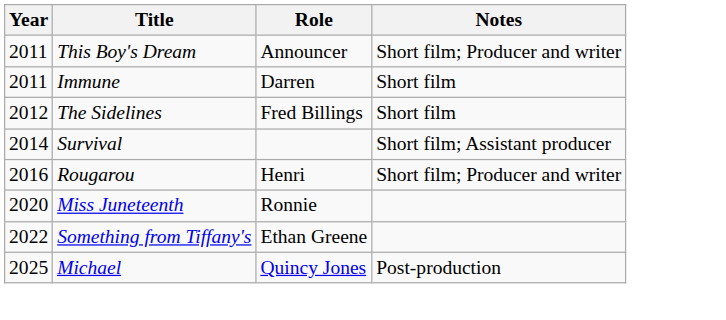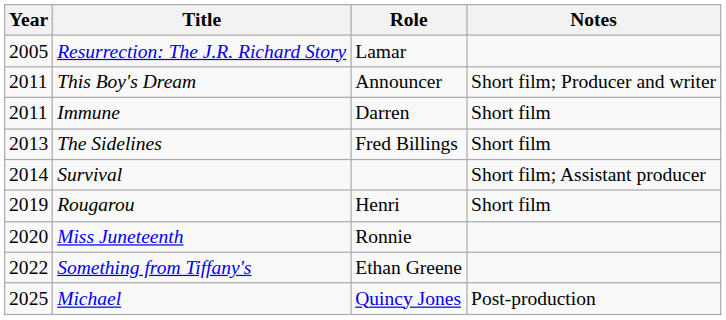+ row: (202, 50)
(29, 112) 2012 -> (29, 143) 2013
(29, 174) 2016 -> (29, 205) 2019
(499, 174) Short film; Producer and writer -> (511, 205) Short film
